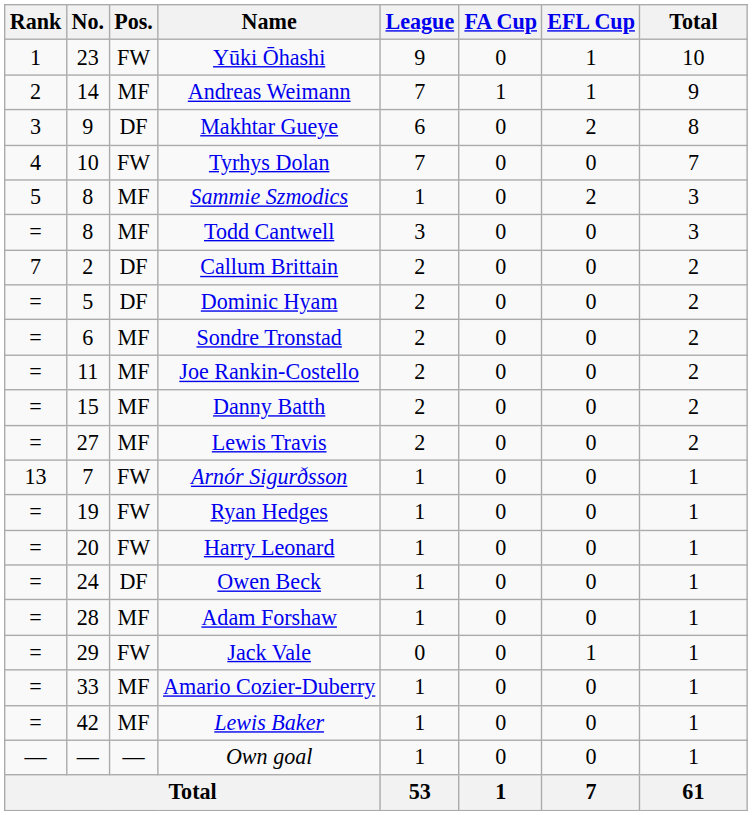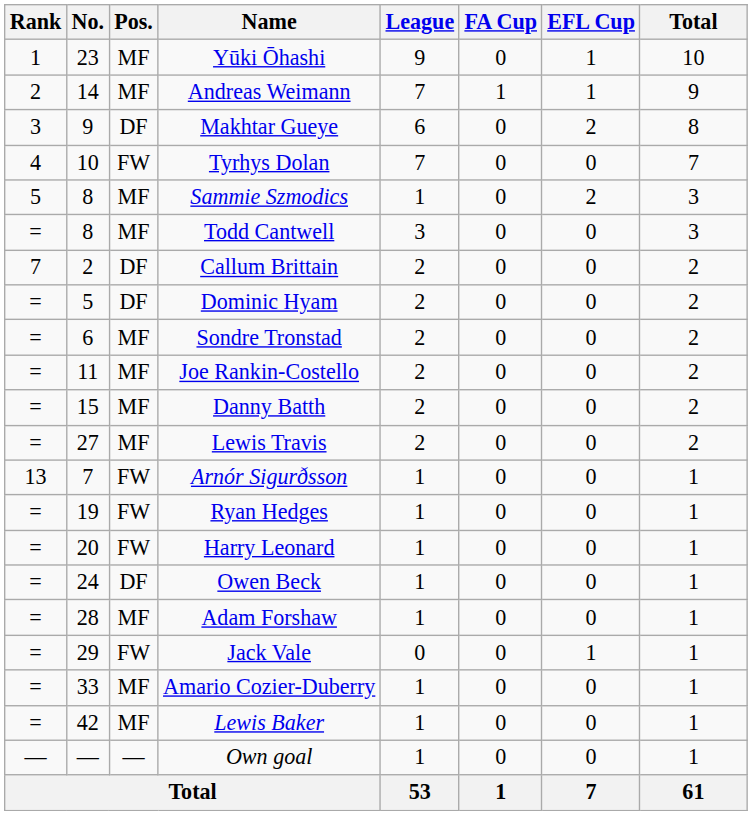(134, 57) FW -> (134, 57) MF
